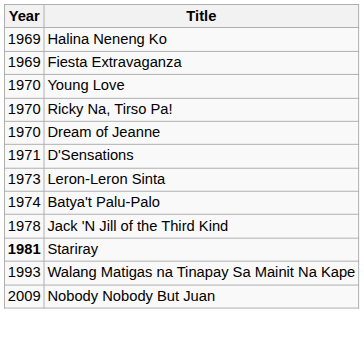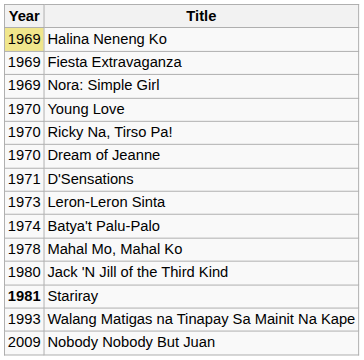(24, 39) no background -> (24, 39) khaki background
+ row: (103, 86)
+ row: (115, 249)
(24, 226) 1978 -> (24, 272) 1980
